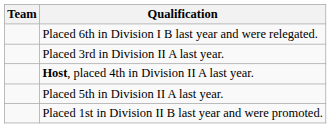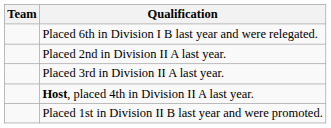+ row: (134, 53)
- row: (133, 93)
